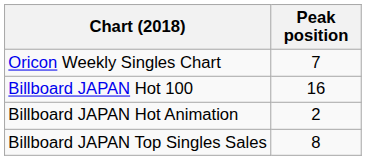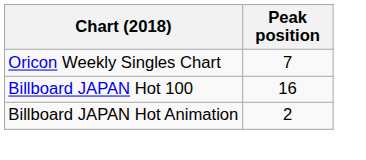- row: (138, 141)
